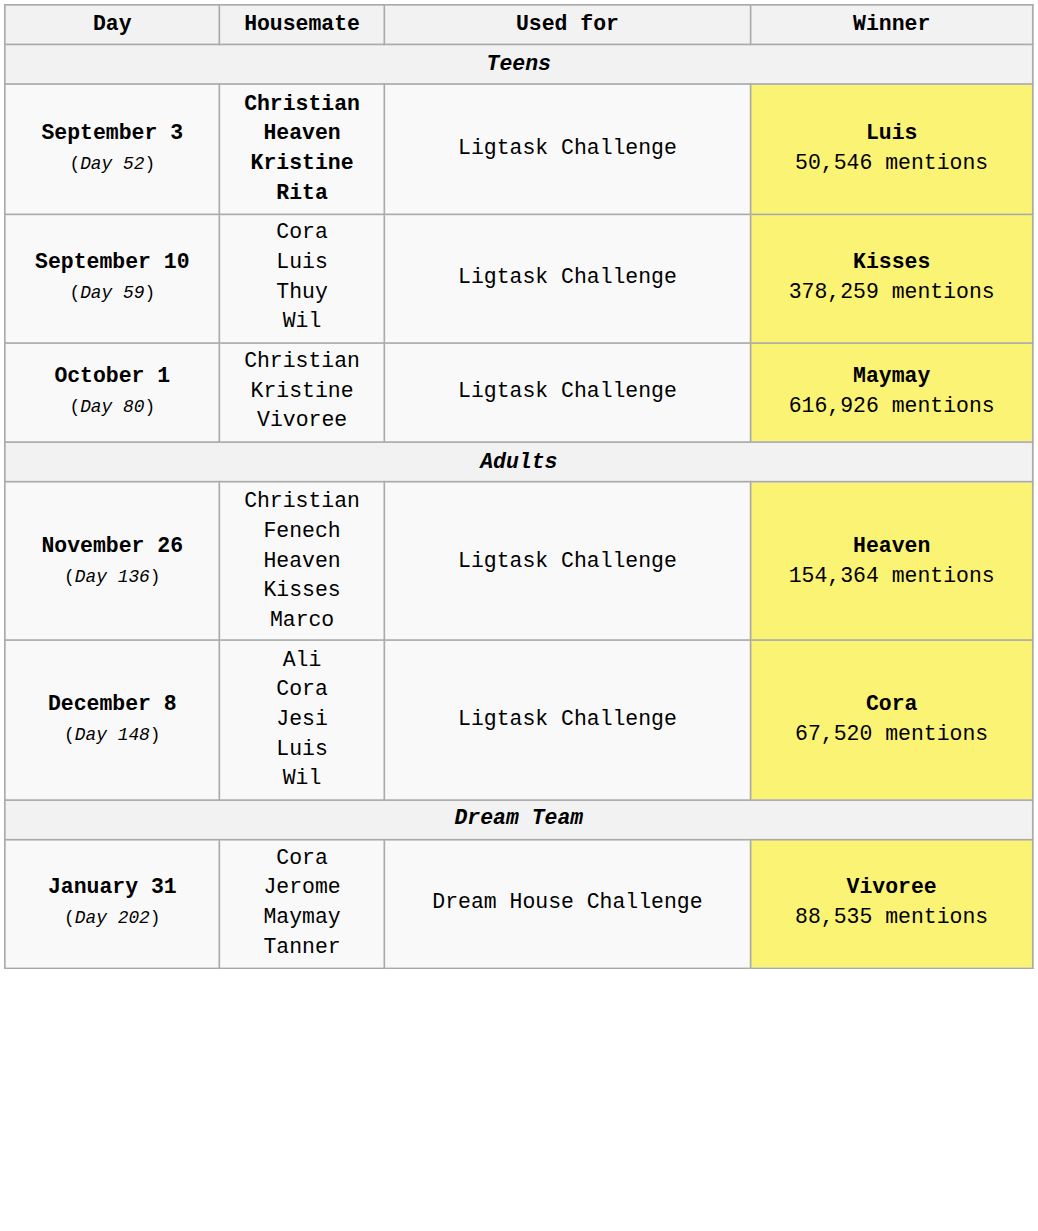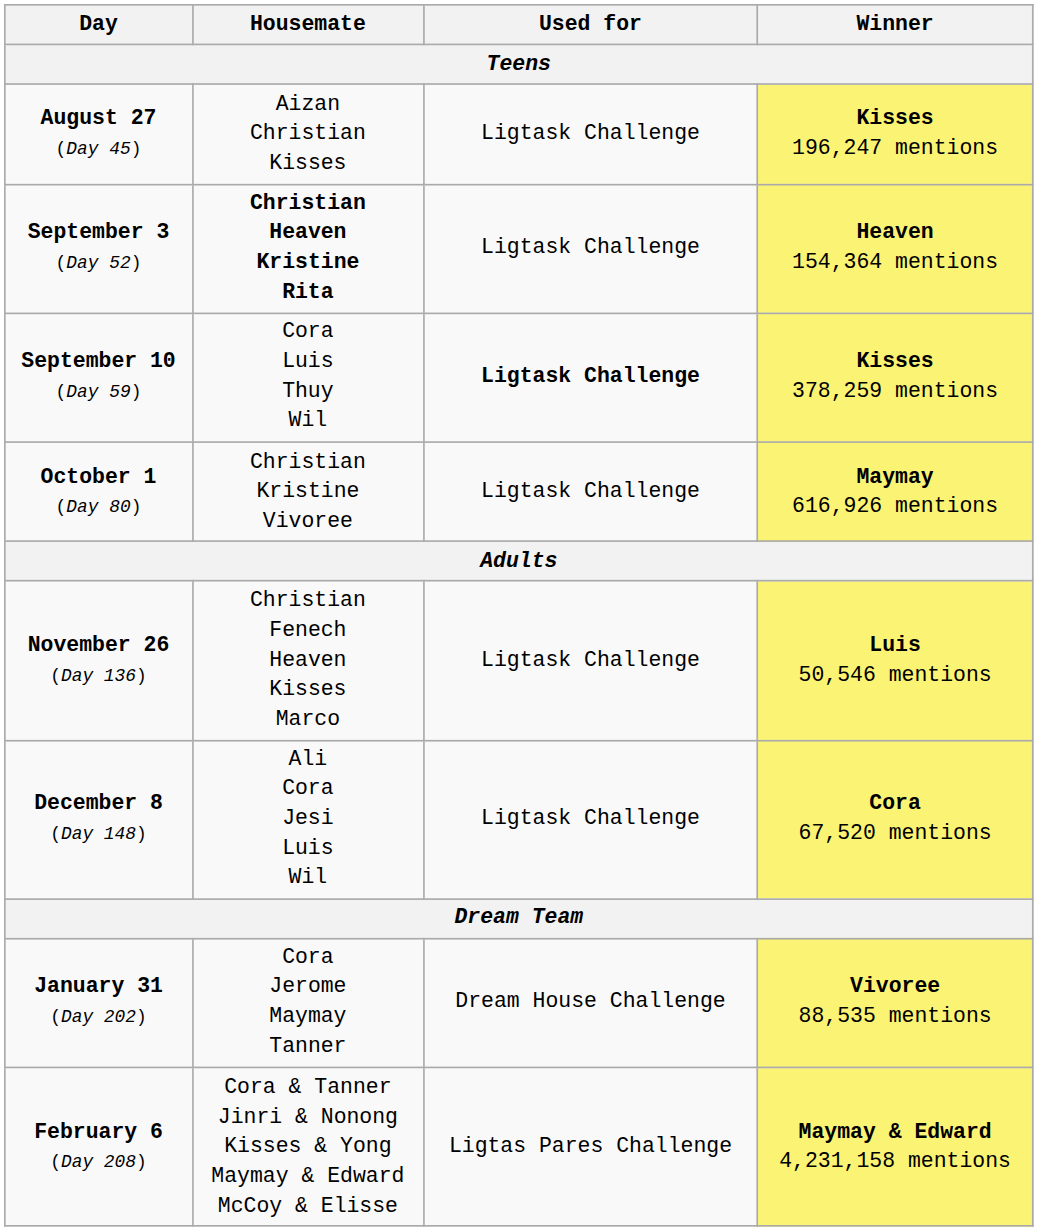+ row: (99, 133)
(892, 148) Luis 50,546 mentions -> (895, 248) Heaven 154,364 mentions
(567, 277) normal -> (590, 377) bold
(892, 560) Heaven 154,364 mentions -> (895, 660) Luis 50,546 mentions
+ row: (99, 1145)
